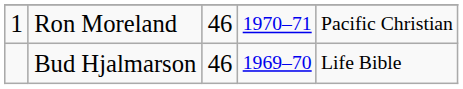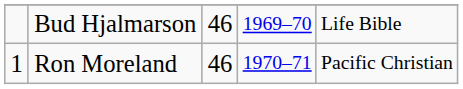rows swapped: (106, 24) <-> (115, 63)
